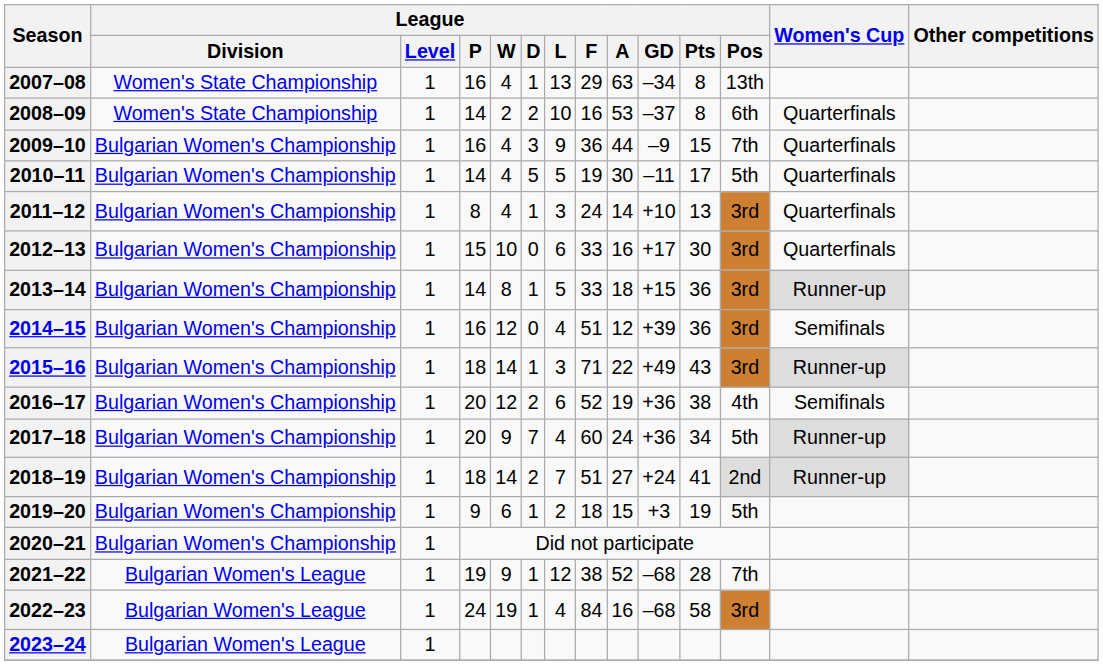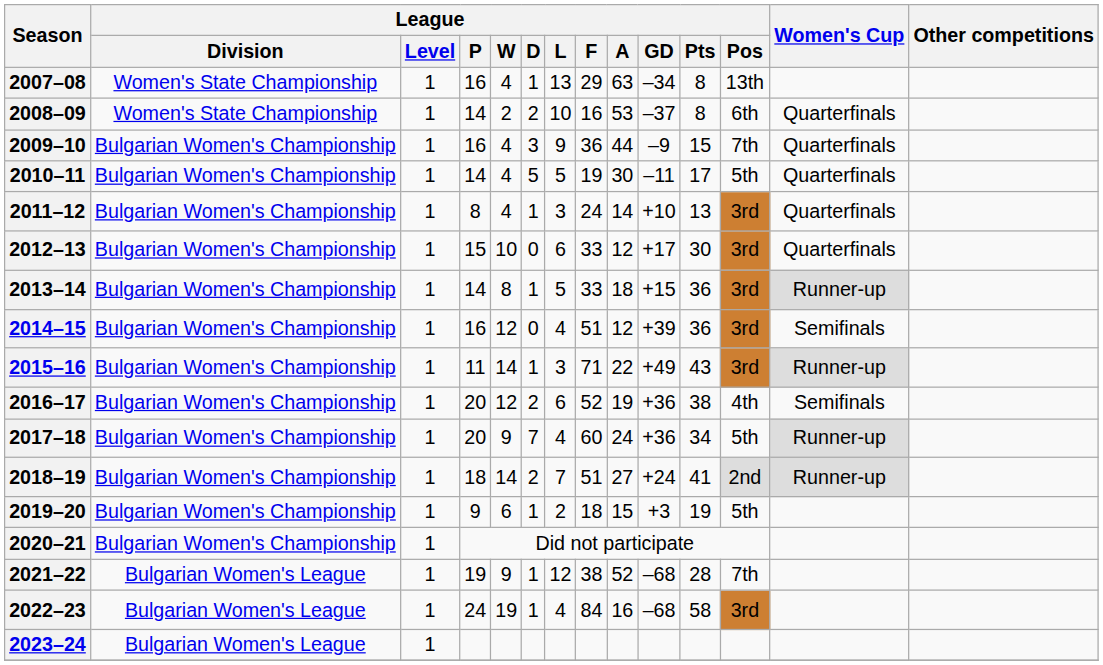(622, 250) 16 -> (622, 250) 12
(475, 367) 18 -> (475, 367) 11
